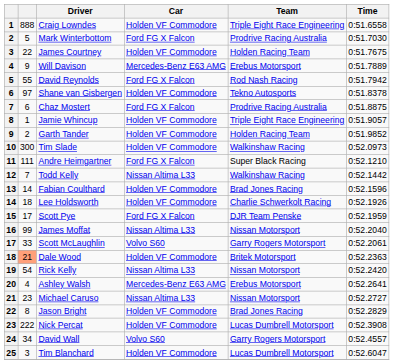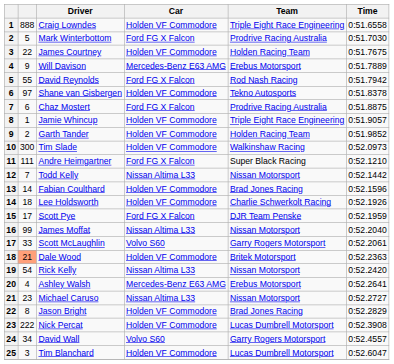(267, 175) Walkinshaw Racing -> (265, 175) Nissan Motorsport
